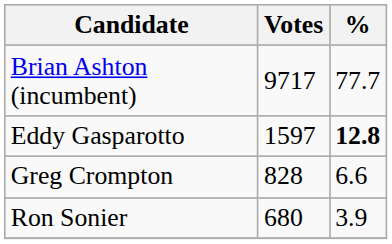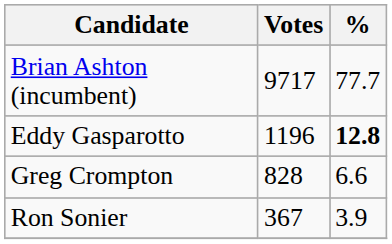(290, 135) 1597 -> (289, 135) 1196
(283, 217) 680 -> (283, 217) 367
